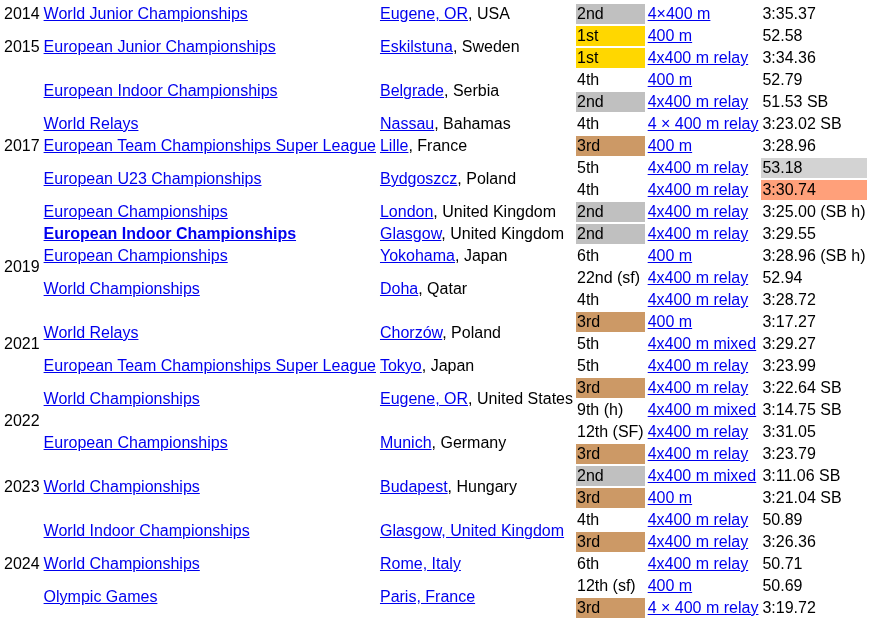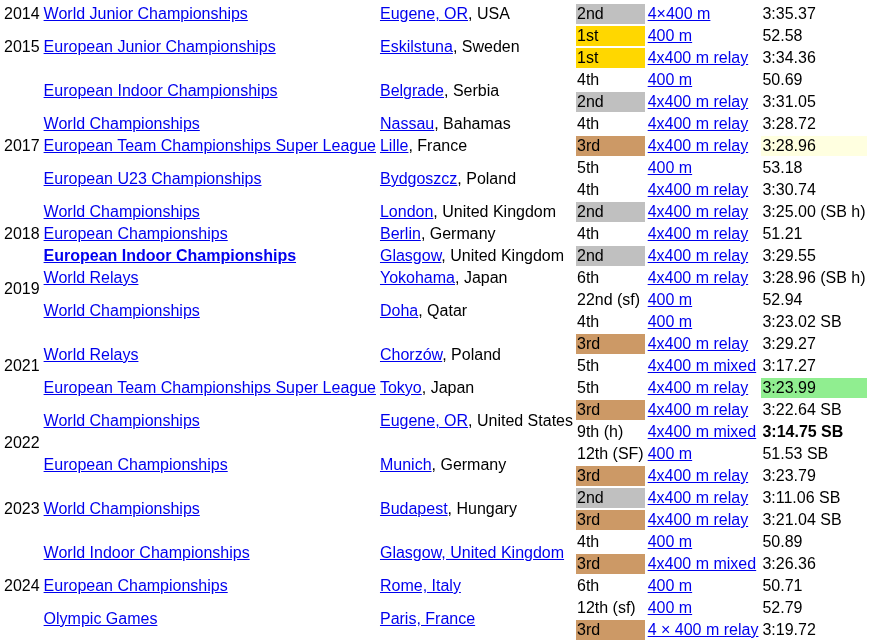(782, 80) 52.79 -> (782, 80) 50.69
(795, 102) 51.53 SB -> (789, 102) 3:31.05
(91, 124) World Relays -> (122, 124) World Championships
(703, 124) 4 × 400 m relay -> (698, 124) 4x400 m relay
(802, 124) 3:23.02 SB -> (789, 124) 3:28.72
(670, 146) 400 m -> (698, 146) 4x400 m relay
(789, 146) no background -> (789, 146) lightyellow background
(698, 168) 4x400 m relay -> (670, 168) 400 m
(782, 168) lightgrey background -> (782, 168) no background
(789, 190) lightsalmon background -> (789, 190) no background
(136, 212) European Championships -> (122, 212) World Championships
+ row: (438, 234)
(136, 256) European Championships -> (91, 278) World Relays
(670, 256) 400 m -> (698, 278) 4x400 m relay
(698, 278) 4x400 m relay -> (670, 300) 400 m
(698, 300) 4x400 m relay -> (670, 322) 400 m
(789, 300) 3:28.72 -> (802, 322) 3:23.02 SB
(670, 322) 400 m -> (698, 344) 4x400 m relay
(789, 322) 3:17.27 -> (789, 344) 3:29.27
(789, 344) 3:29.27 -> (789, 366) 3:17.27
(789, 366) no background -> (789, 388) lightgreen background
(802, 410) normal -> (803, 432) bold
(698, 432) 4x400 m relay -> (670, 454) 400 m
(789, 432) 3:31.05 -> (795, 454) 51.53 SB
(702, 476) 4x400 m mixed -> (698, 498) 4x400 m relay
(670, 498) 400 m -> (698, 520) 4x400 m relay
(698, 520) 4x400 m relay -> (670, 542) 400 m
(698, 542) 4x400 m relay -> (702, 564) 4x400 m mixed
(122, 564) World Championships -> (136, 586) European Championships
(698, 564) 4x400 m relay -> (670, 586) 400 m
(782, 586) 50.69 -> (782, 608) 52.79
